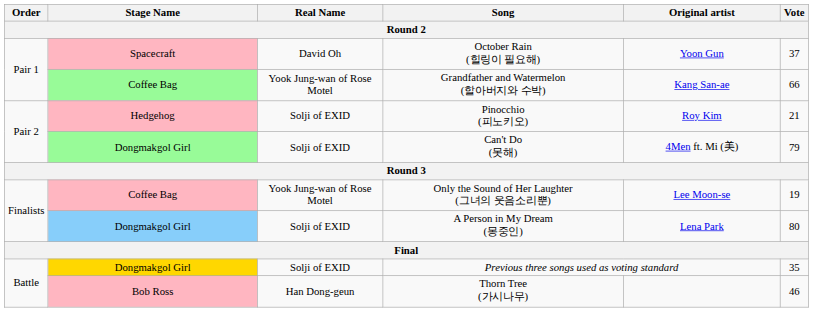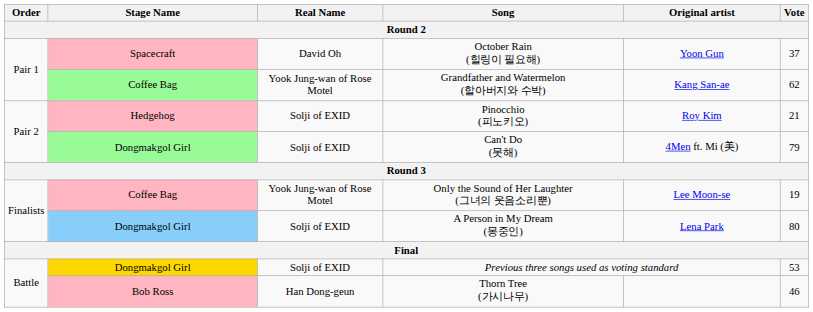(794, 85) 66 -> (794, 85) 62
(794, 267) 35 -> (794, 267) 53
